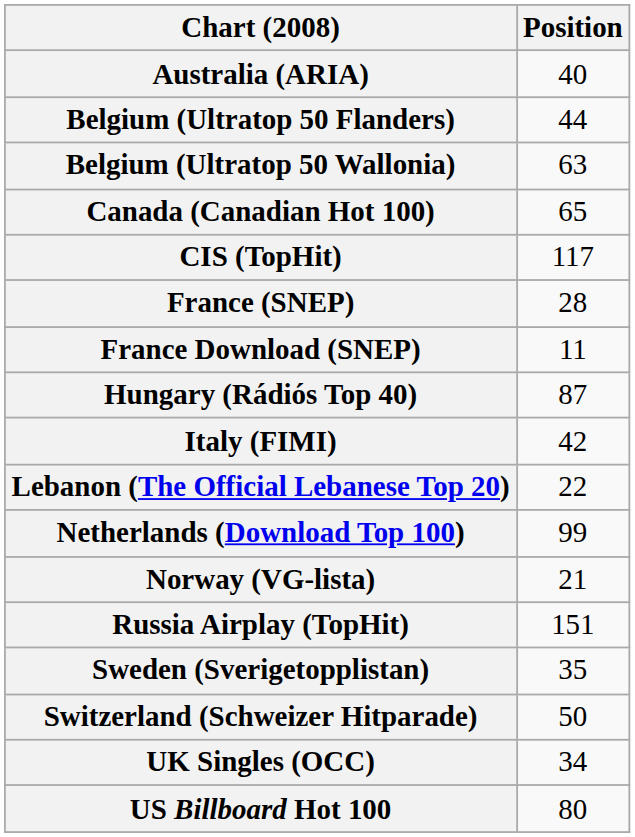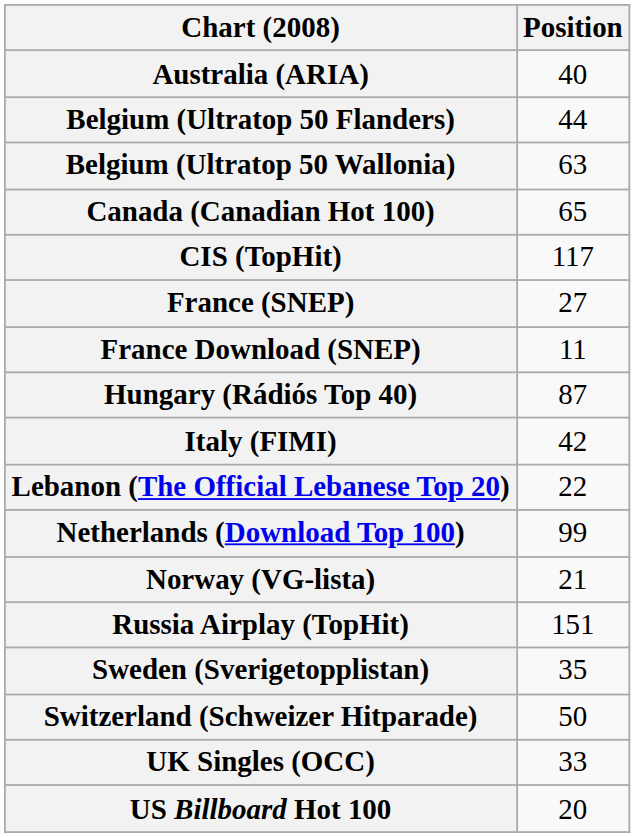(573, 303) 28 -> (573, 303) 27
(573, 762) 34 -> (573, 762) 33
(573, 808) 80 -> (573, 808) 20
